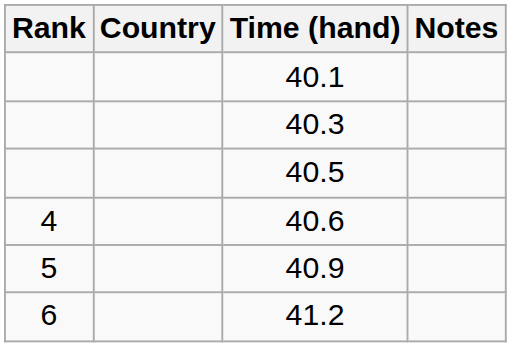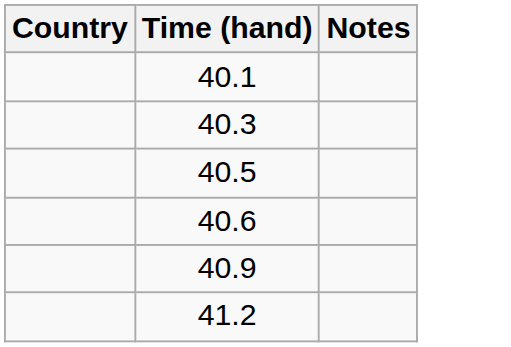- column: (49, 28)
